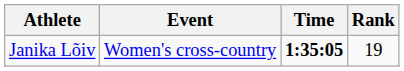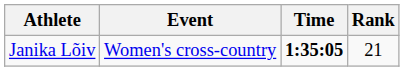(373, 50) 19 -> (373, 50) 21
